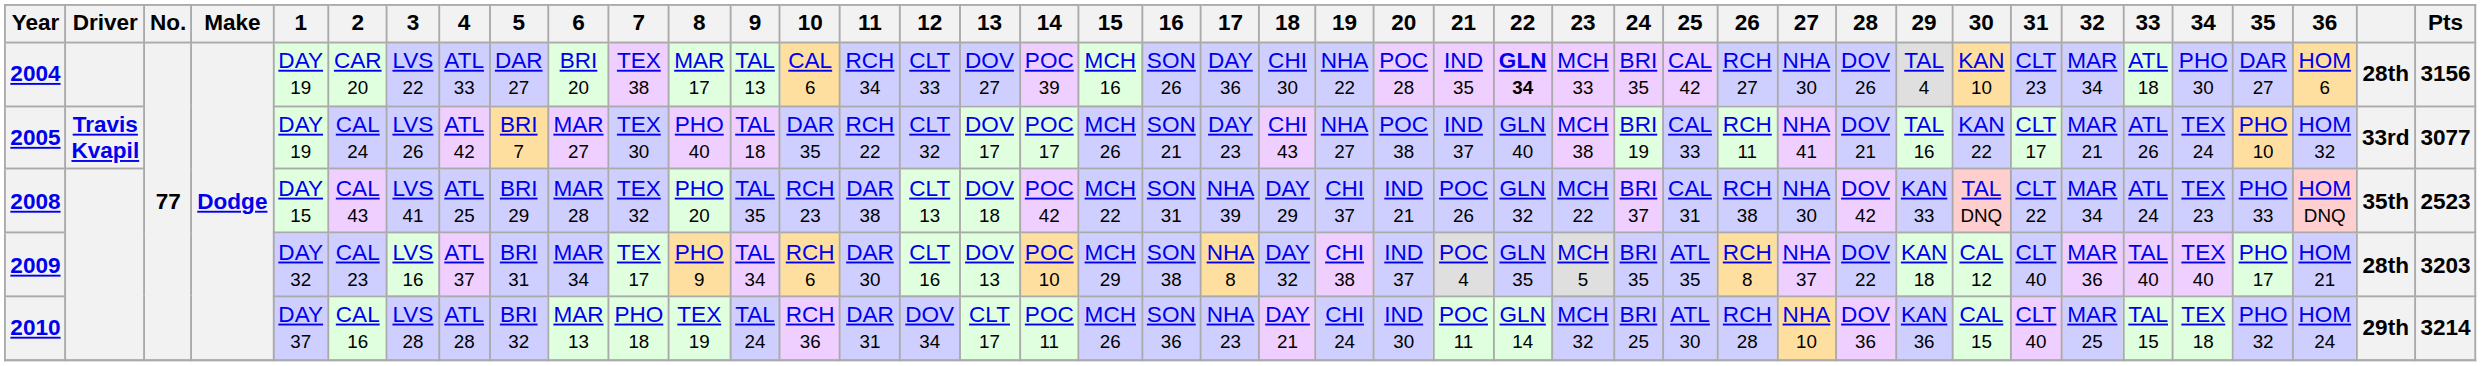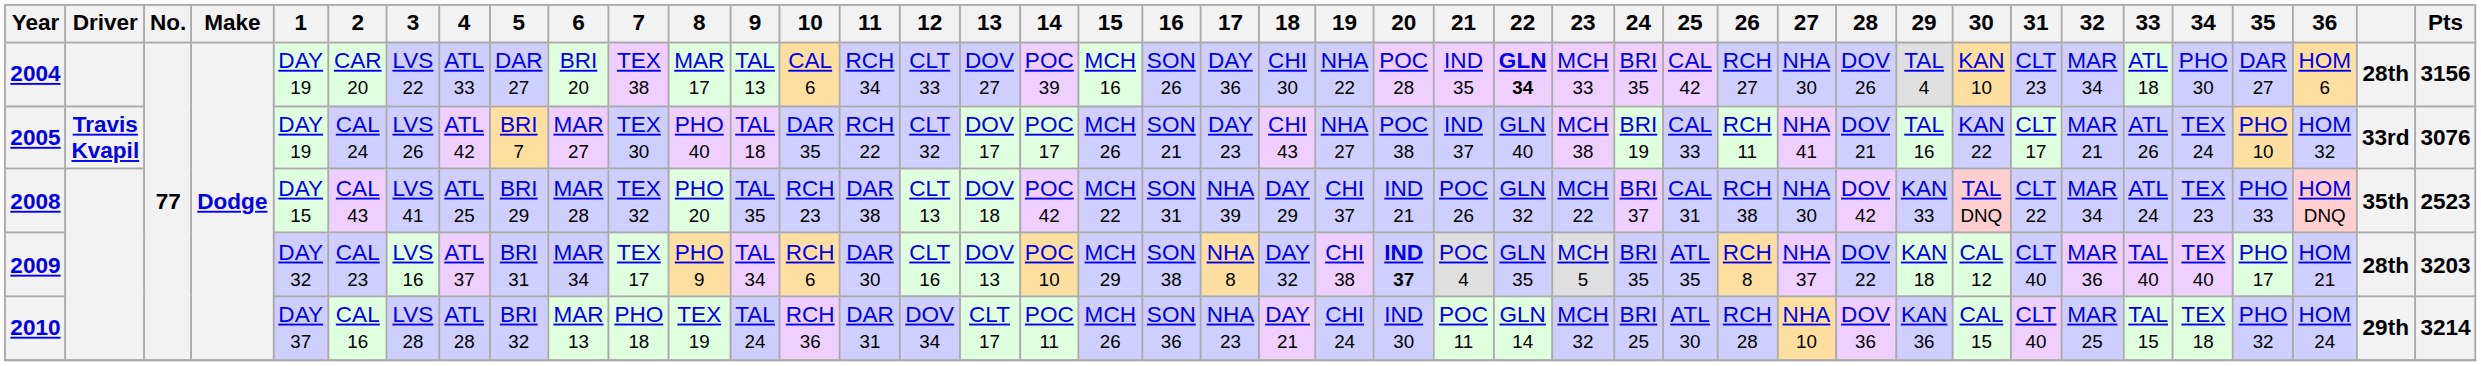(2446, 137) 3077 -> (2446, 137) 3076
(1404, 263) normal -> (1404, 264) bold
